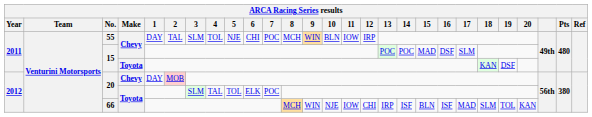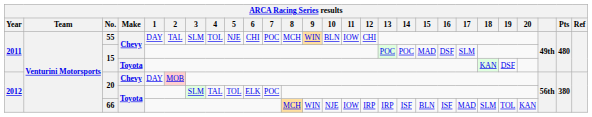(369, 38) IRP -> (369, 38) CHI
(369, 105) CHI -> (369, 105) IRP
